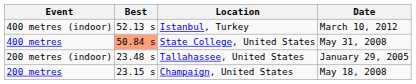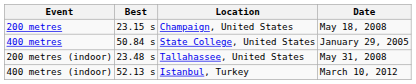rows swapped: (34, 72) <-> (59, 27)
(136, 42) lightsalmon background -> (136, 42) no background
(353, 42) May 31, 2008 -> (364, 42) January 29, 2005
(364, 57) January 29, 2005 -> (353, 57) May 31, 2008
